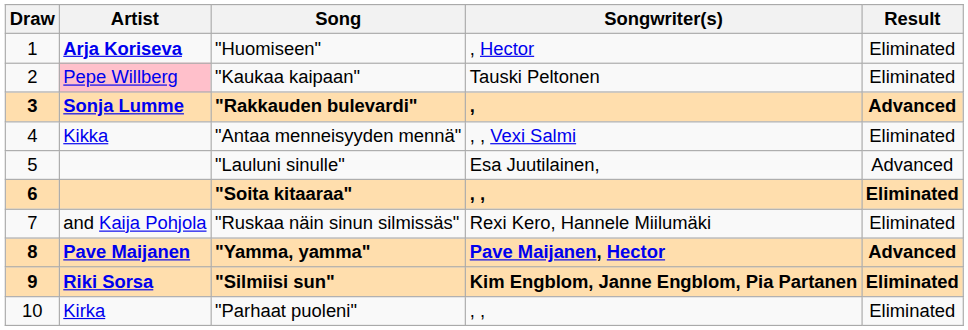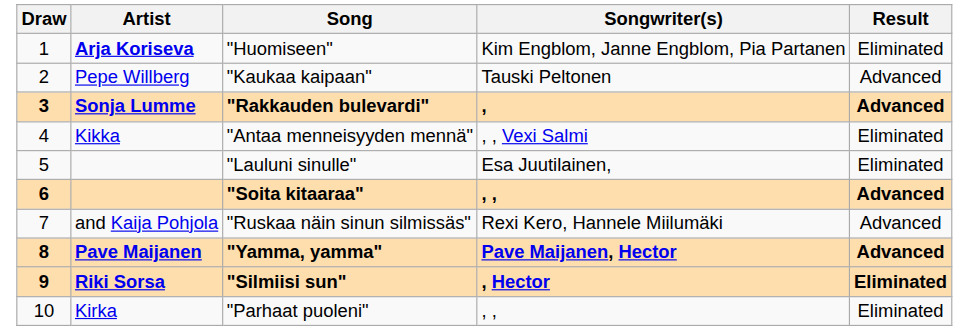(502, 48) , Hector -> (664, 48) Kim Engblom, Janne Engblom, Pia Partanen
(121, 77) pink background -> (132, 77) no background
(912, 77) Eliminated -> (901, 77) Advanced
(912, 164) Advanced -> (901, 164) Eliminated
(912, 194) Eliminated -> (901, 194) Advanced
(912, 223) Eliminated -> (901, 223) Advanced
(664, 281) Kim Engblom, Janne Engblom, Pia Partanen -> (516, 281) , Hector
